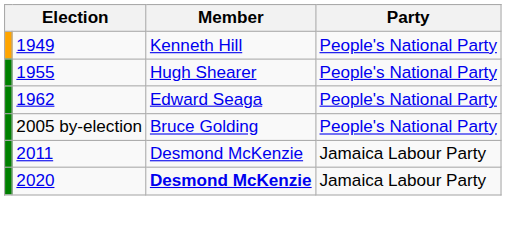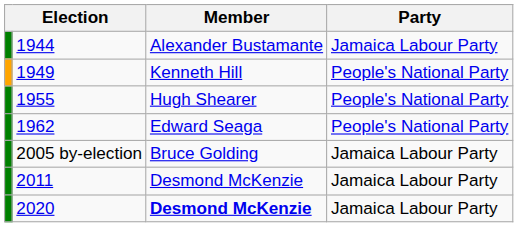+ row: (35, 45)
(408, 126) People's National Party -> (414, 153) Jamaica Labour Party
